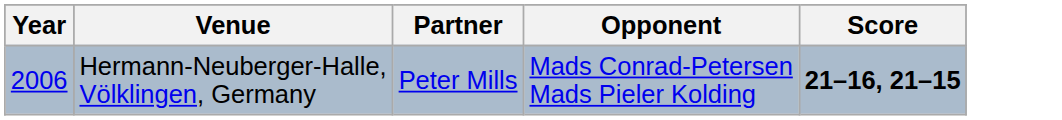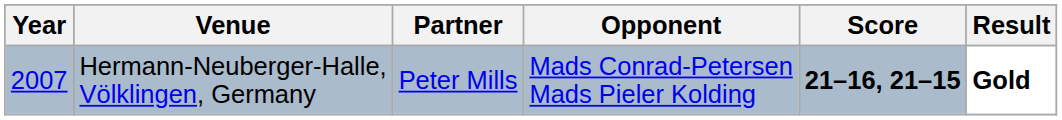+ column: (1011, 25)
(39, 80) 2006 -> (39, 80) 2007
